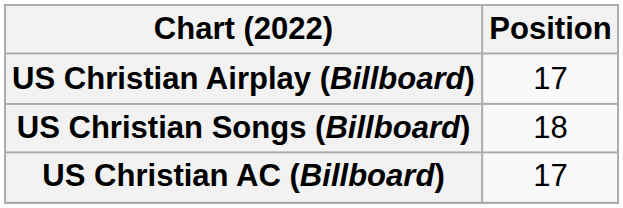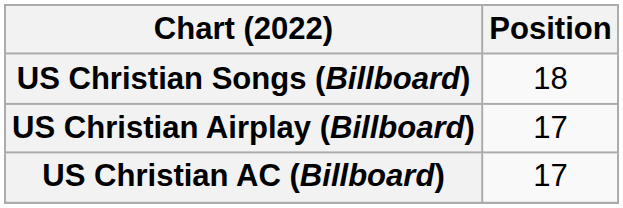rows swapped: (244, 127) <-> (244, 78)
